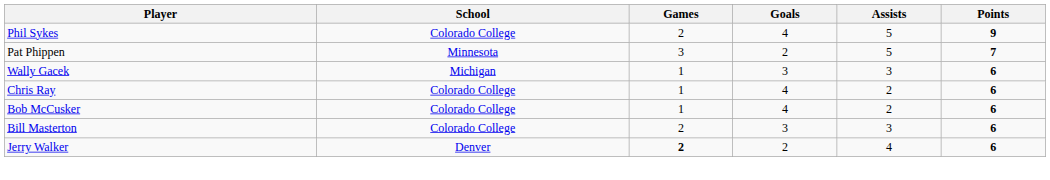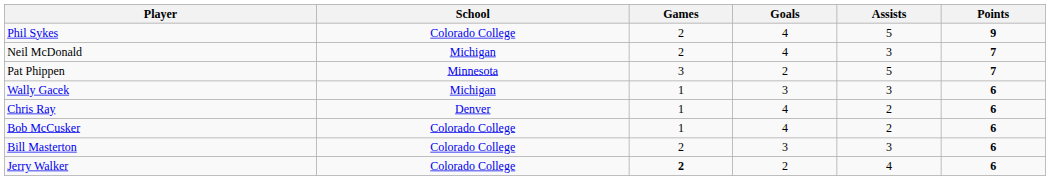+ row: (45, 52)
(473, 90) Colorado College -> (473, 109) Denver
(473, 147) Denver -> (473, 166) Colorado College
